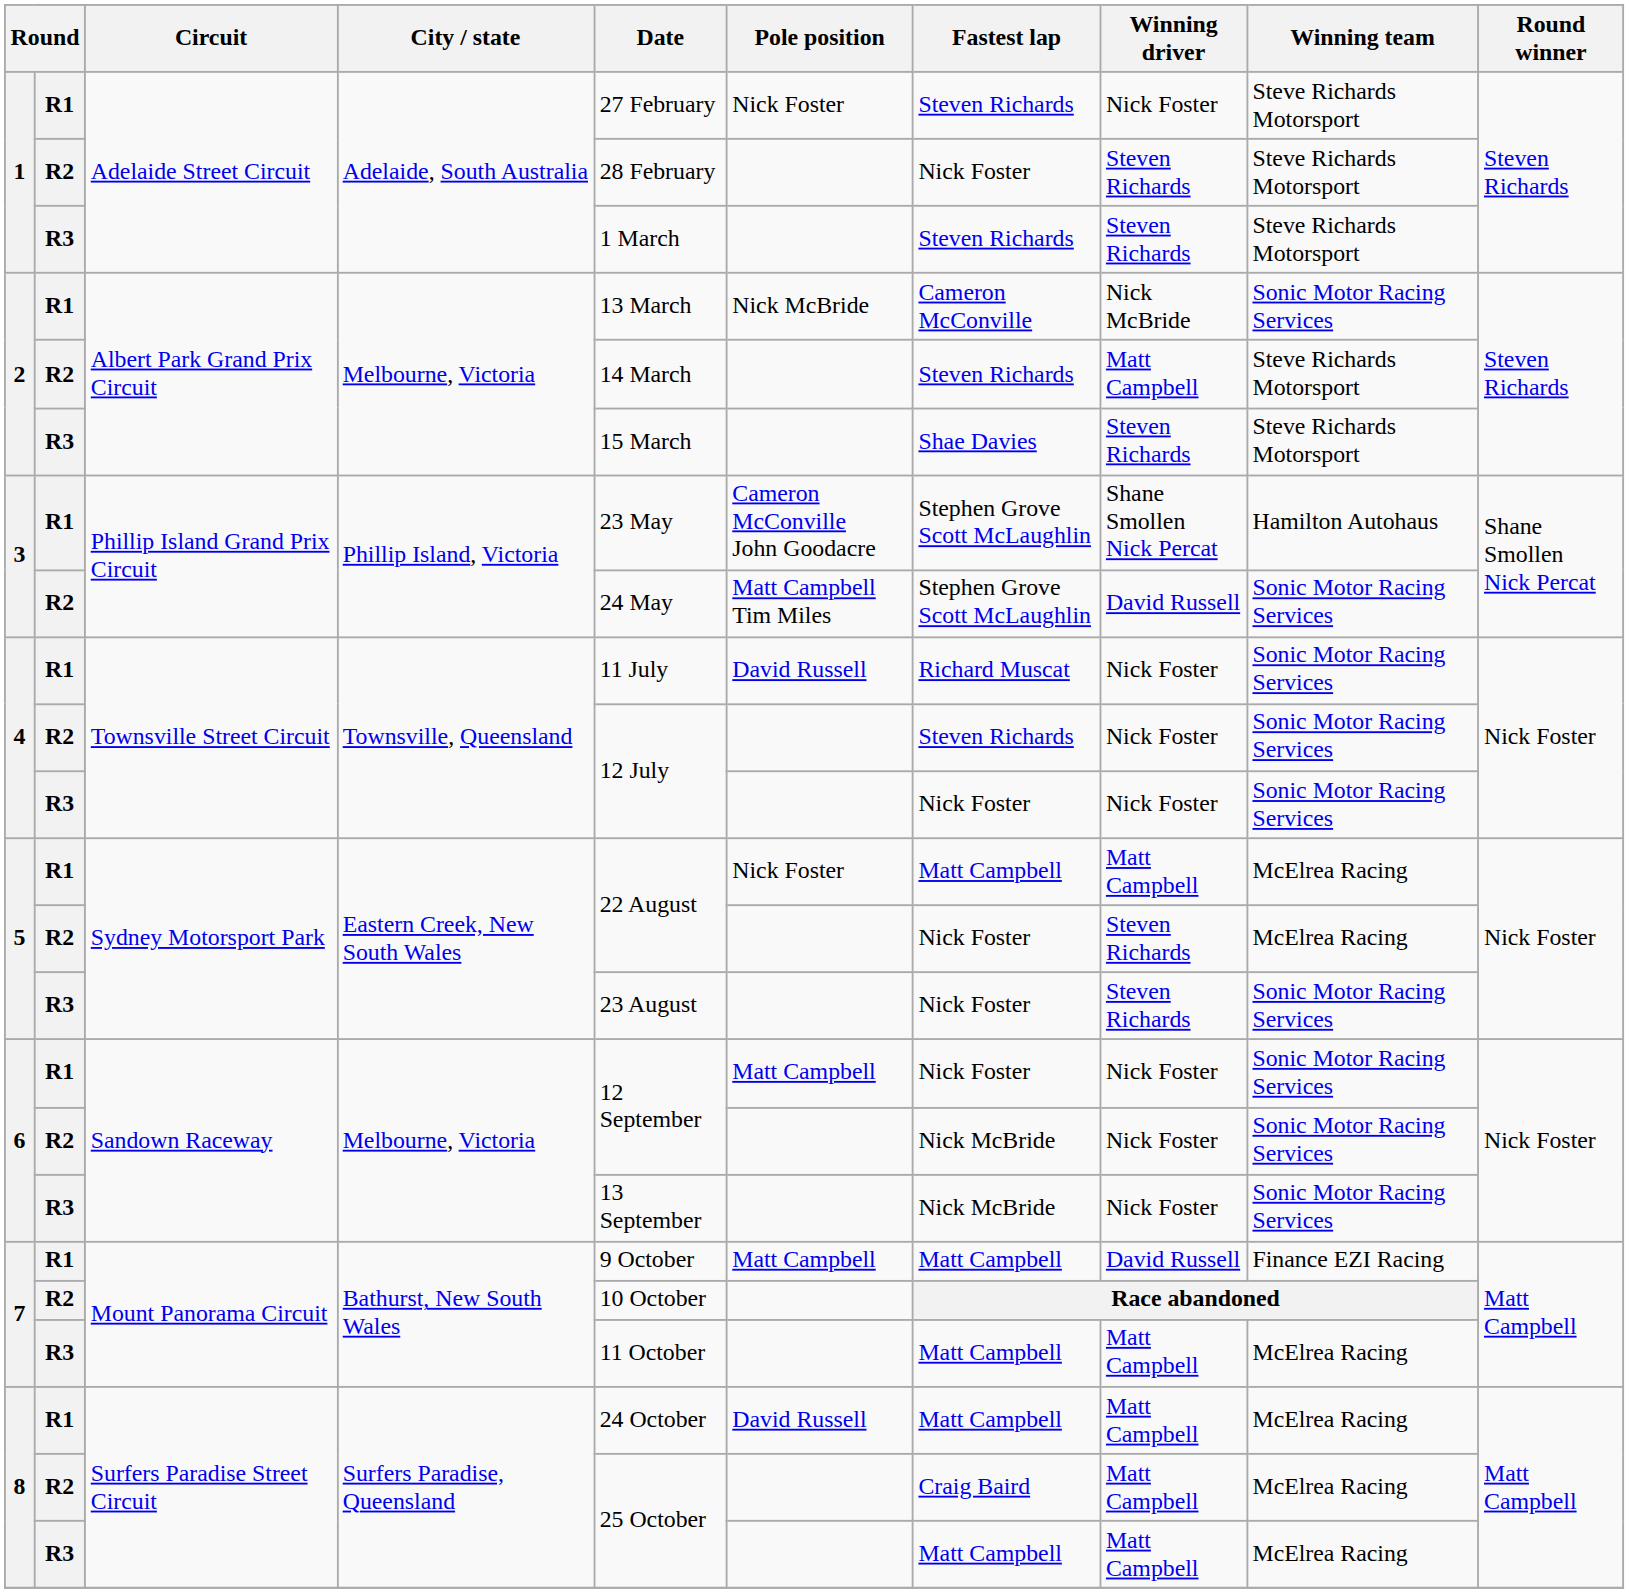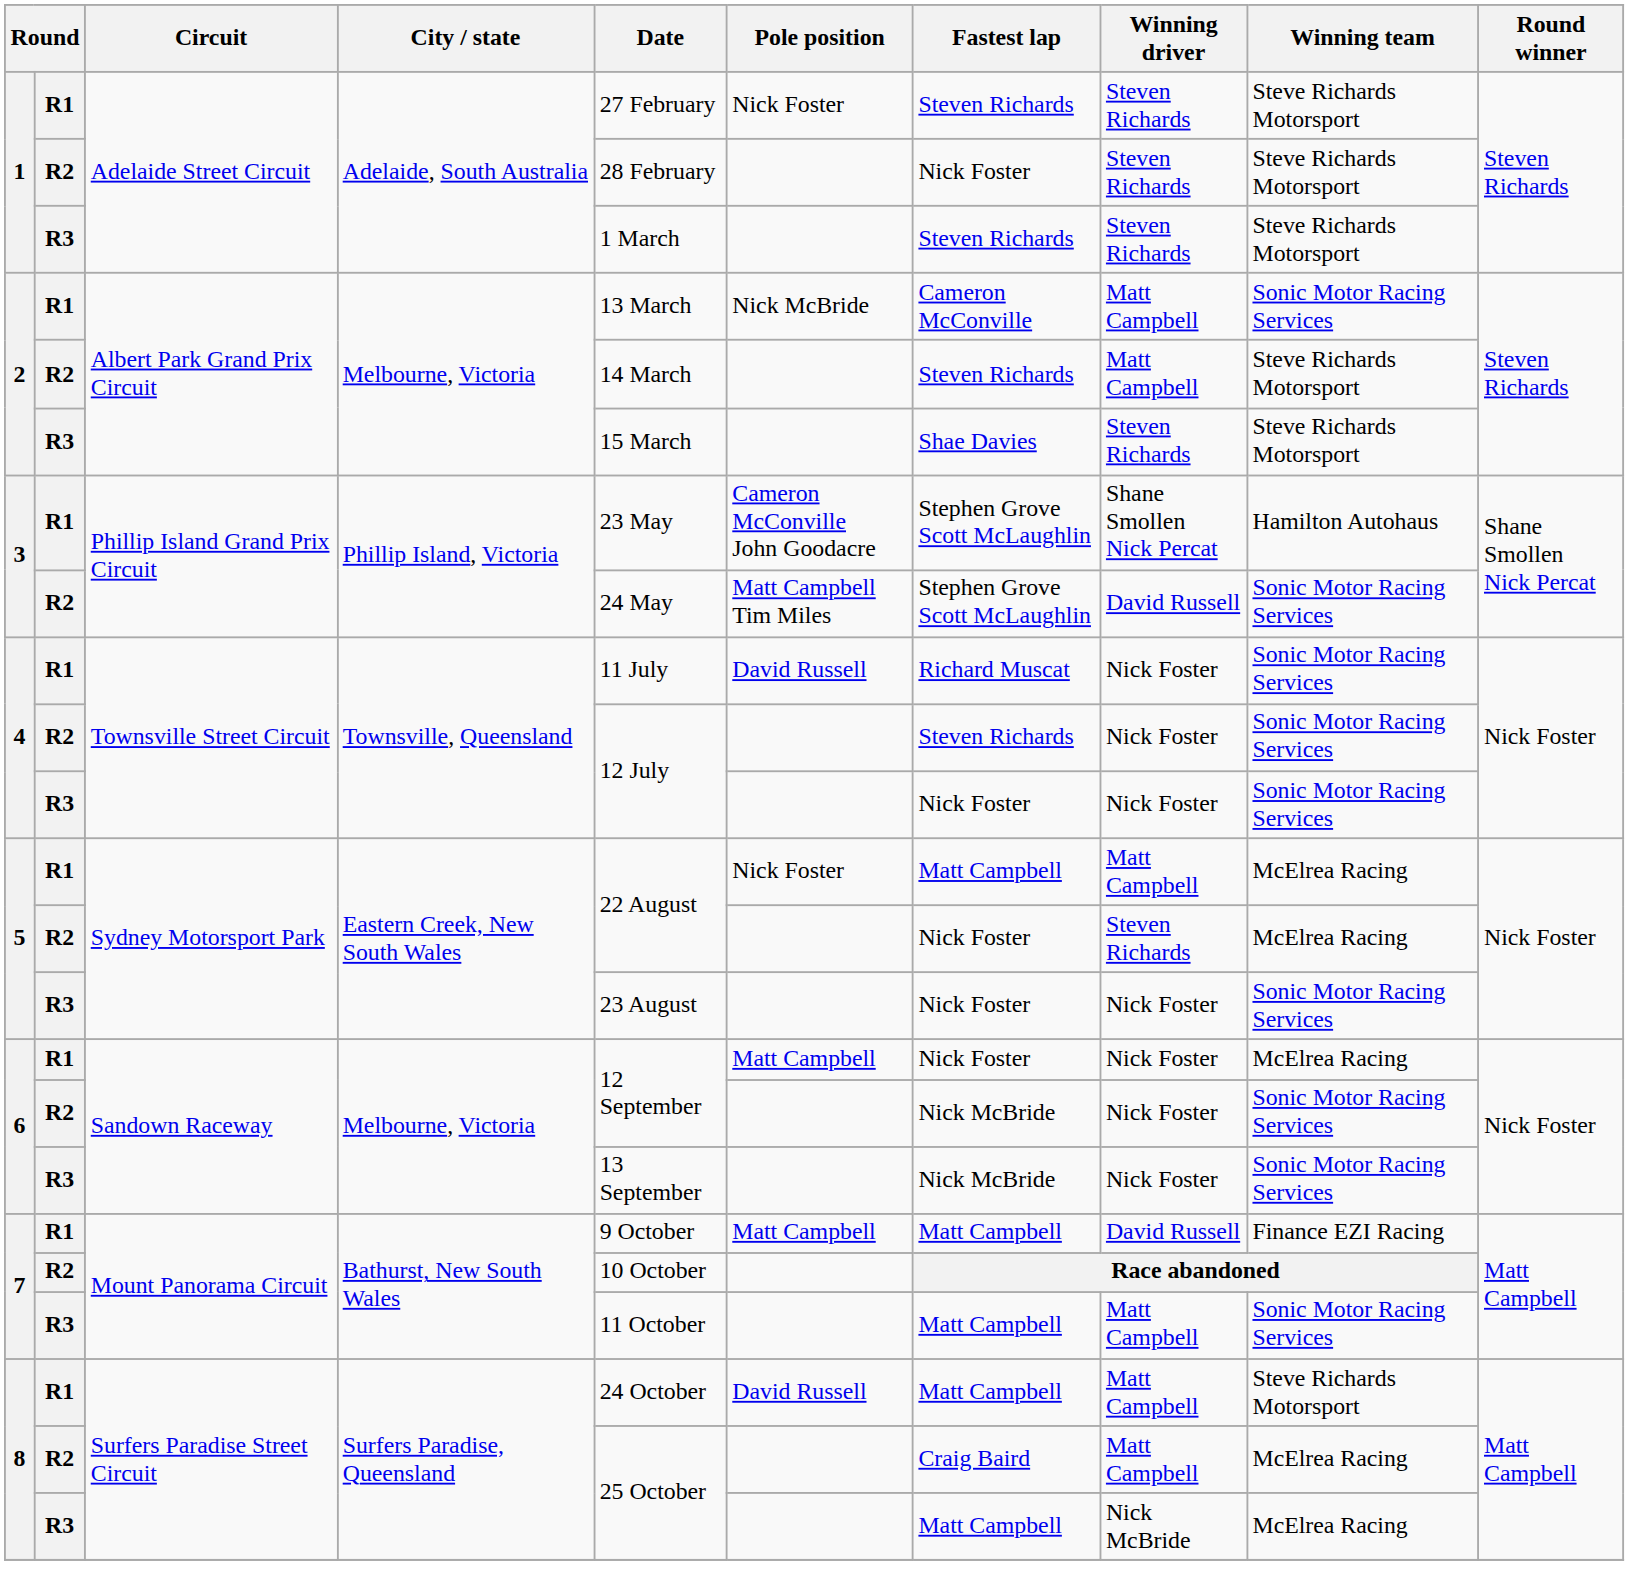(1162, 104) Nick Foster -> (1148, 104) Steven Richards
(1148, 306) Nick McBride -> (1152, 306) Matt Campbell
(1148, 1005) Steven Richards -> (1162, 1005) Nick Foster
(1349, 1072) Sonic Motor Racing Services -> (1330, 1058) McElrea Racing
(1330, 1352) McElrea Racing -> (1349, 1324) Sonic Motor Racing Services
(1330, 1419) McElrea Racing -> (1324, 1391) Steve Richards Motorsport
(1152, 1554) Matt Campbell -> (1148, 1526) Nick McBride
